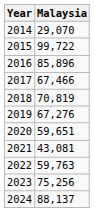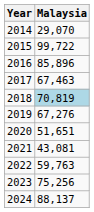(56, 81) 67,466 -> (56, 81) 67,463
(56, 98) no background -> (56, 98) lightblue background
(56, 132) 59,651 -> (56, 132) 51,651
